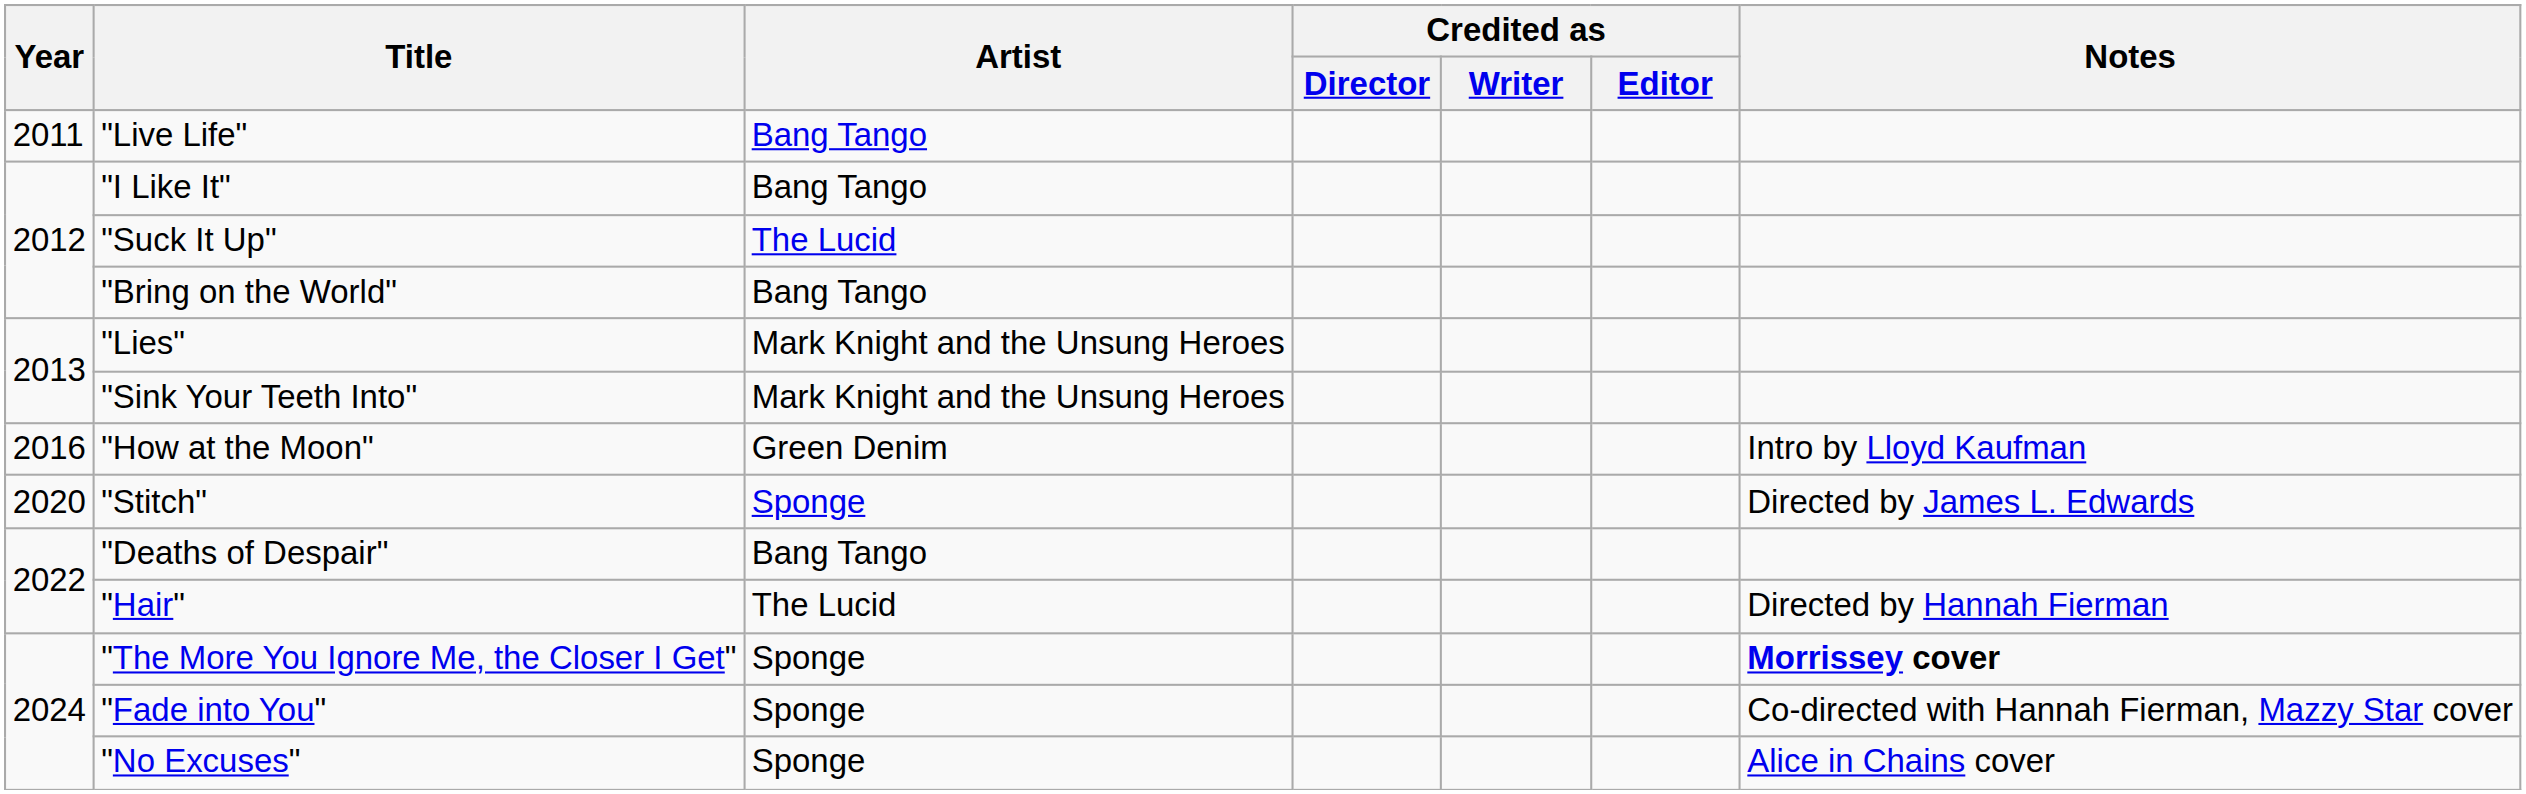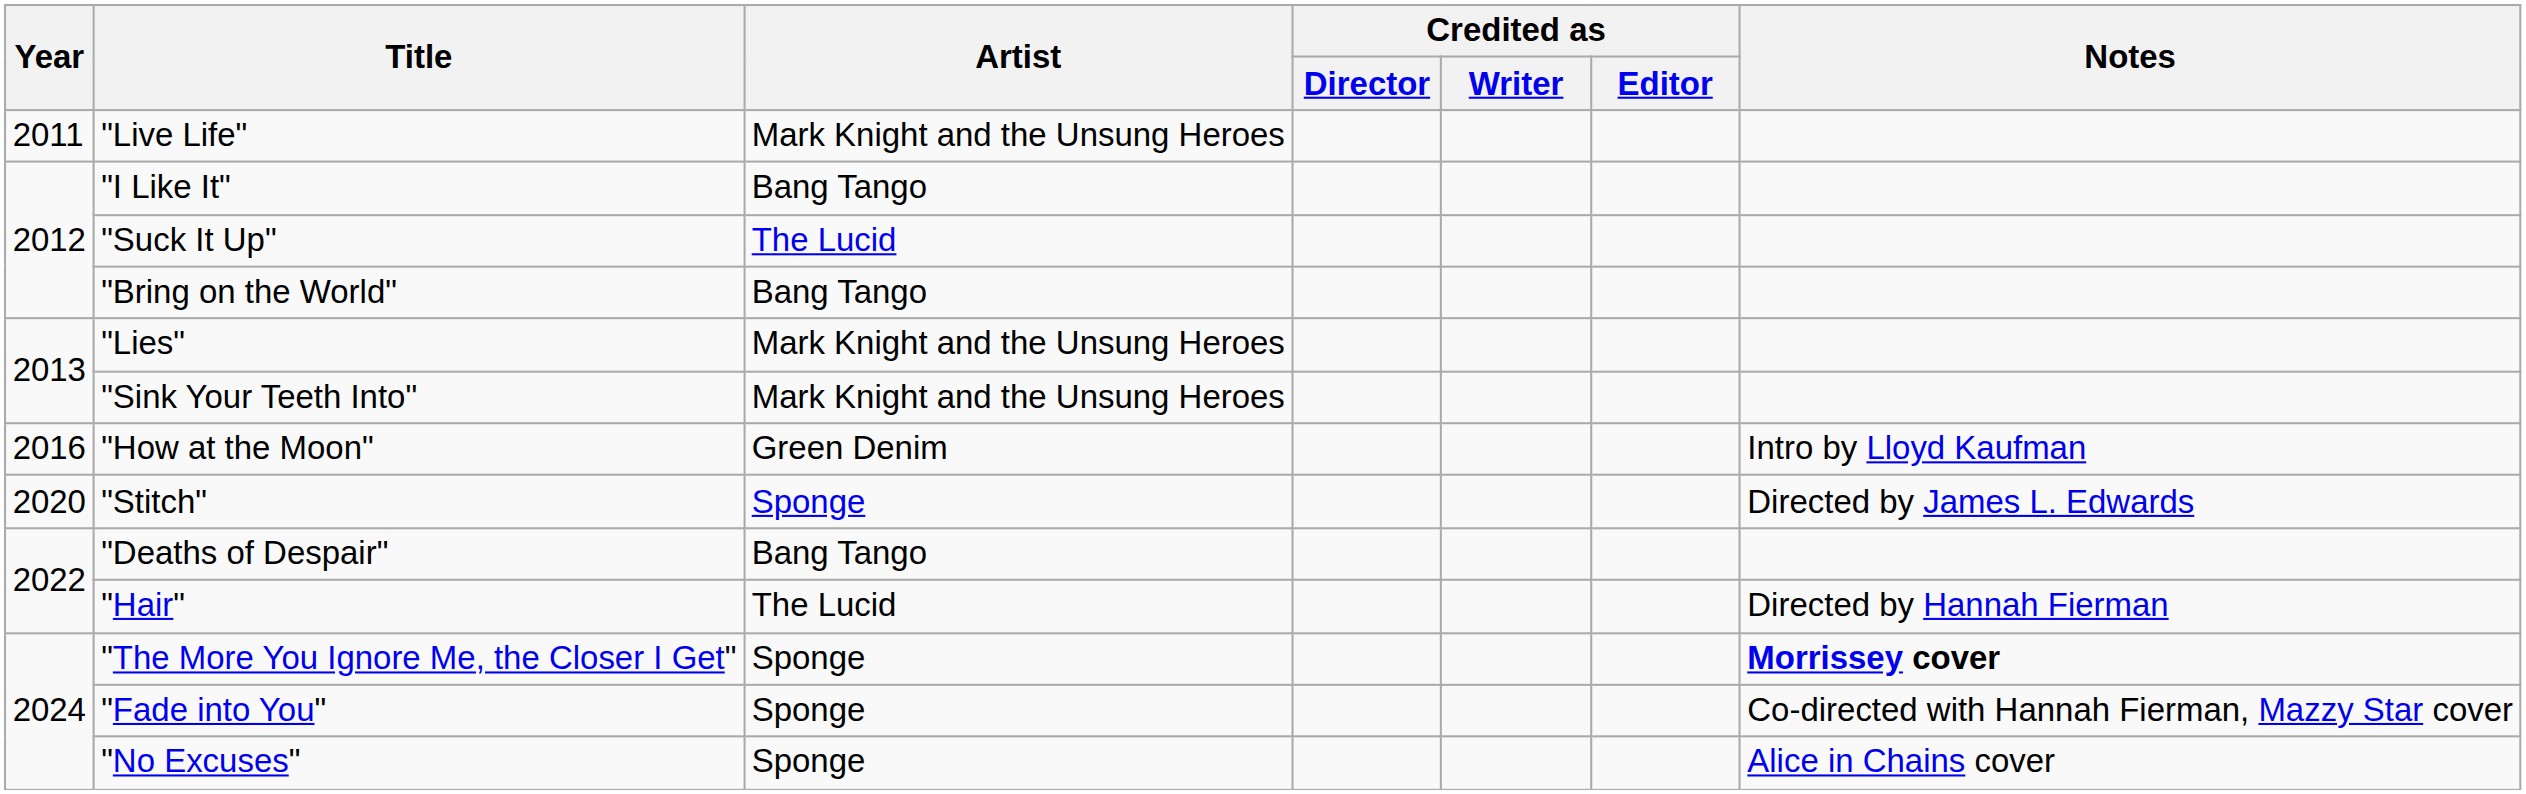(839, 135) Bang Tango -> (1018, 135) Mark Knight and the Unsung Heroes
